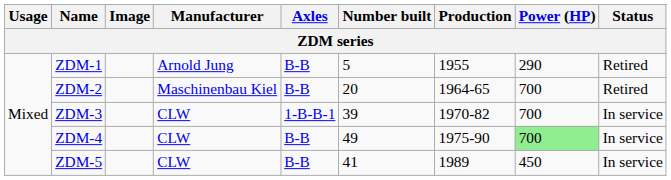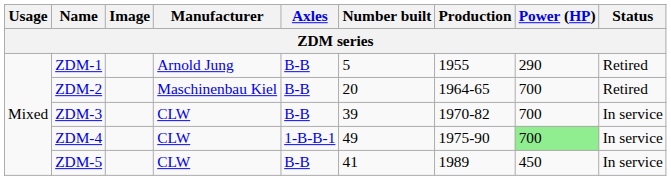(310, 114) 1-B-B-1 -> (297, 114) B-B
(297, 138) B-B -> (310, 138) 1-B-B-1
